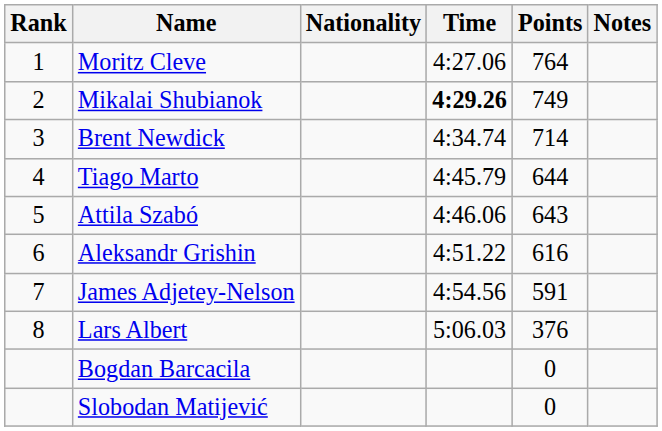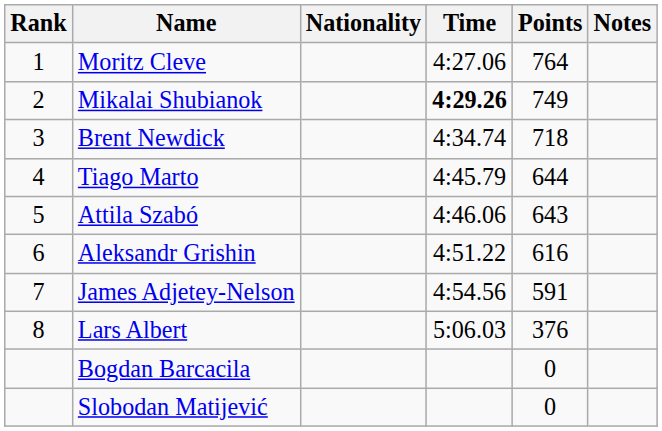(550, 138) 714 -> (550, 138) 718
